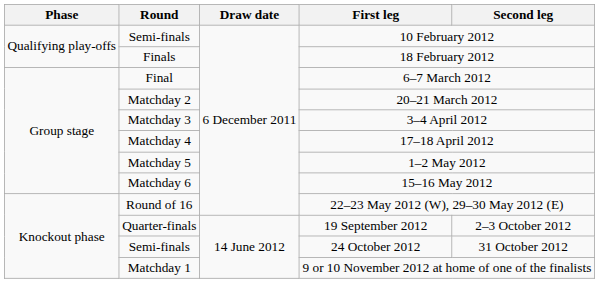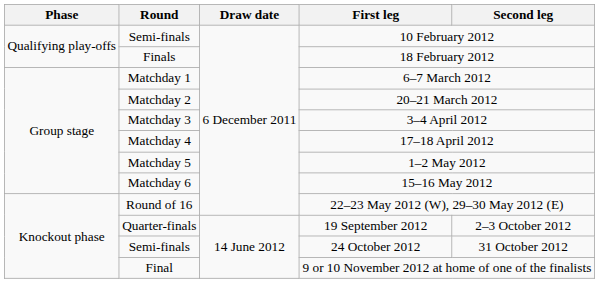(159, 78) Final -> (159, 78) Matchday 1
(159, 267) Matchday 1 -> (159, 267) Final
